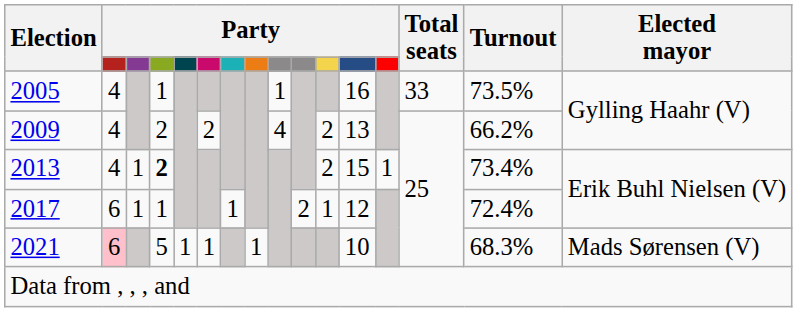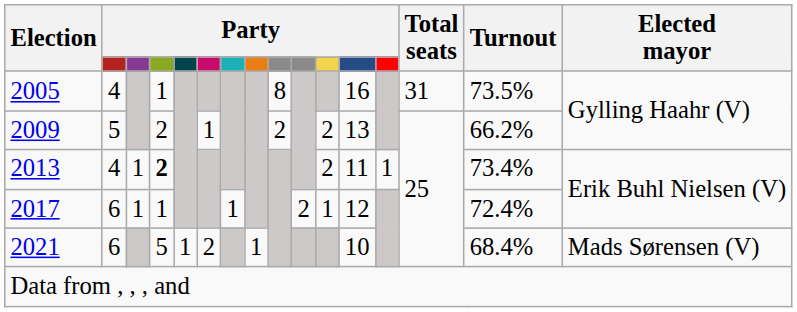(280, 90) 1 -> (280, 90) 8
(417, 90) 33 -> (417, 90) 31
(114, 129) 4 -> (114, 129) 5
(209, 129) 2 -> (209, 129) 1
(280, 129) 4 -> (280, 129) 2
(357, 168) 15 -> (357, 168) 11
(114, 247) pink background -> (114, 247) no background
(209, 247) 1 -> (209, 247) 2
(502, 247) 68.3% -> (502, 247) 68.4%
